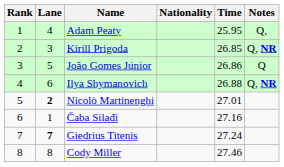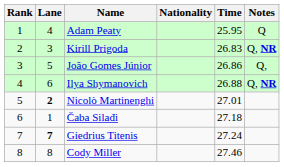(262, 30) Q, -> (262, 30) Q
(230, 48) 26.85 -> (230, 48) 26.83
(262, 65) Q -> (262, 65) Q,
(230, 118) 27.16 -> (230, 118) 27.18
